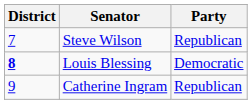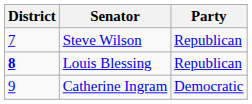(209, 63) Democratic -> (208, 63) Republican
(208, 87) Republican -> (209, 87) Democratic
